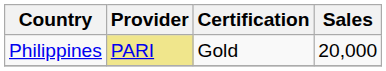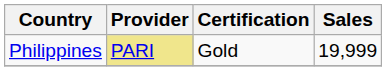(348, 50) 20,000 -> (348, 50) 19,999
